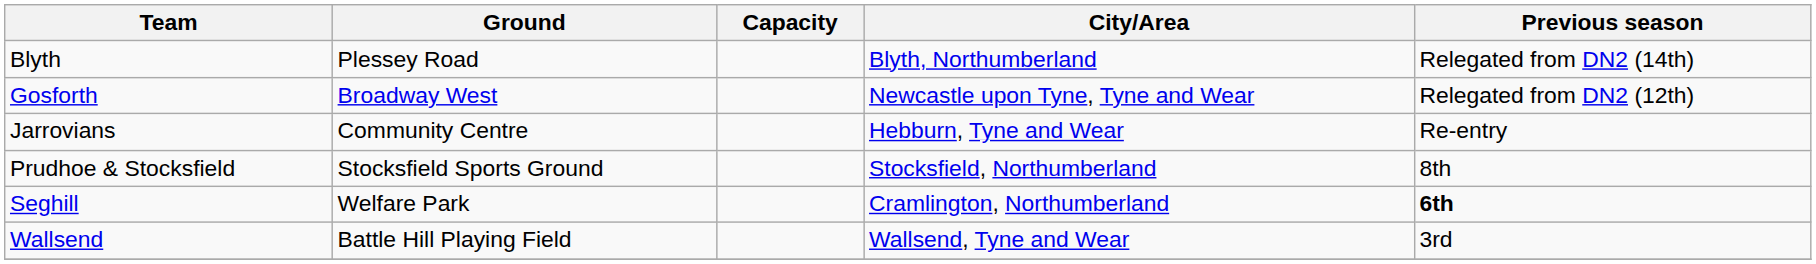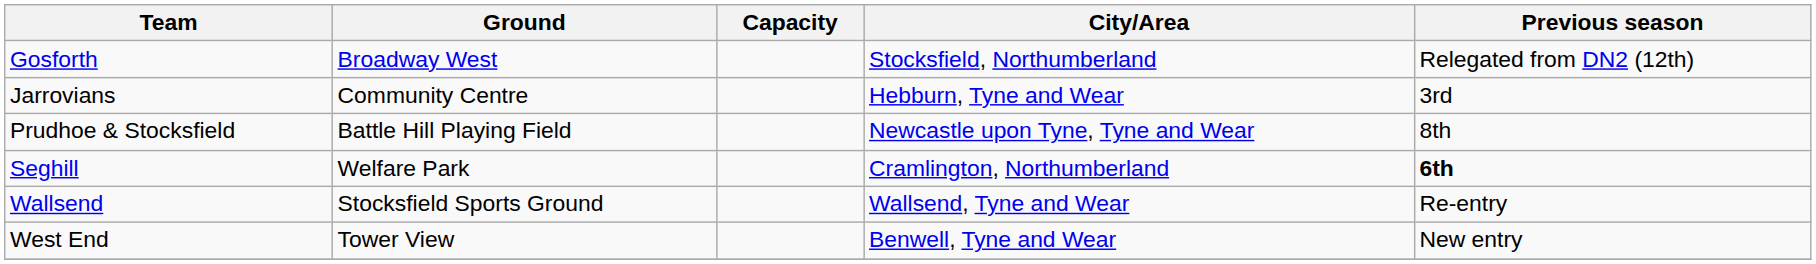- row: (35, 58)
(1062, 95) Newcastle upon Tyne, Tyne and Wear -> (1013, 58) Stocksfield, Northumberland
(1463, 131) Re-entry -> (1436, 95) 3rd
(470, 167) Stocksfield Sports Ground -> (455, 131) Battle Hill Playing Field
(1013, 167) Stocksfield, Northumberland -> (1062, 131) Newcastle upon Tyne, Tyne and Wear
(455, 240) Battle Hill Playing Field -> (470, 204) Stocksfield Sports Ground
(1436, 240) 3rd -> (1463, 204) Re-entry
+ row: (59, 240)
